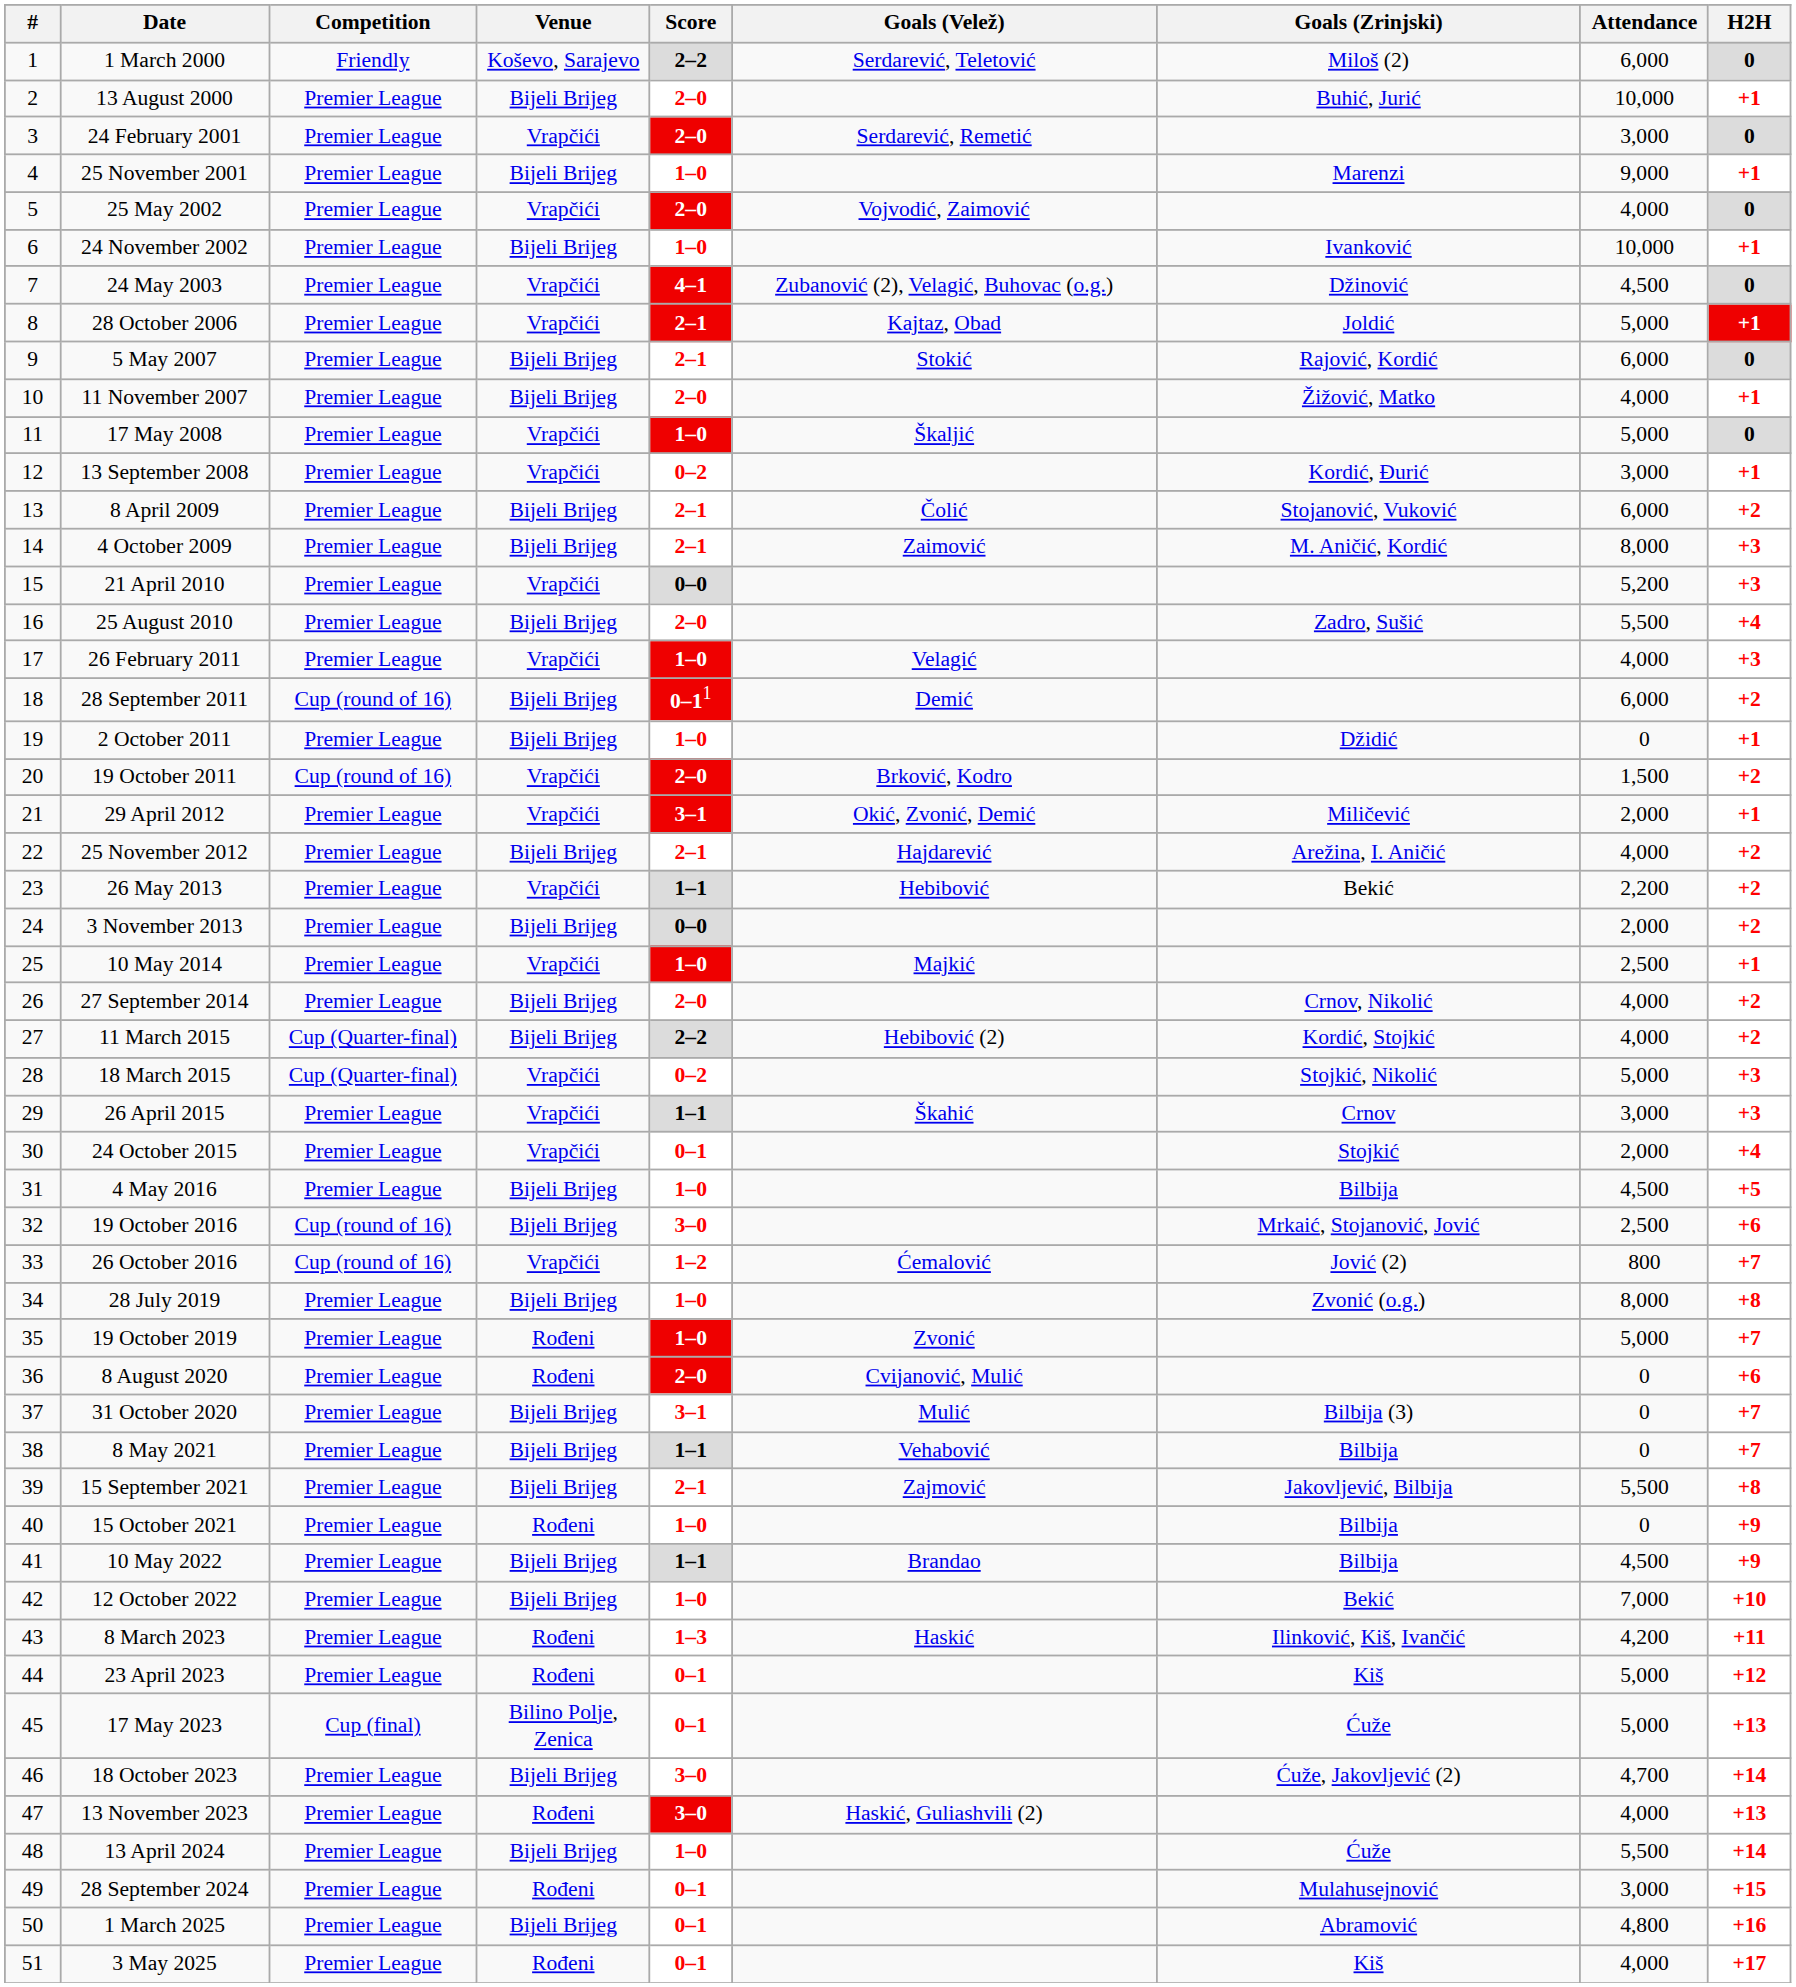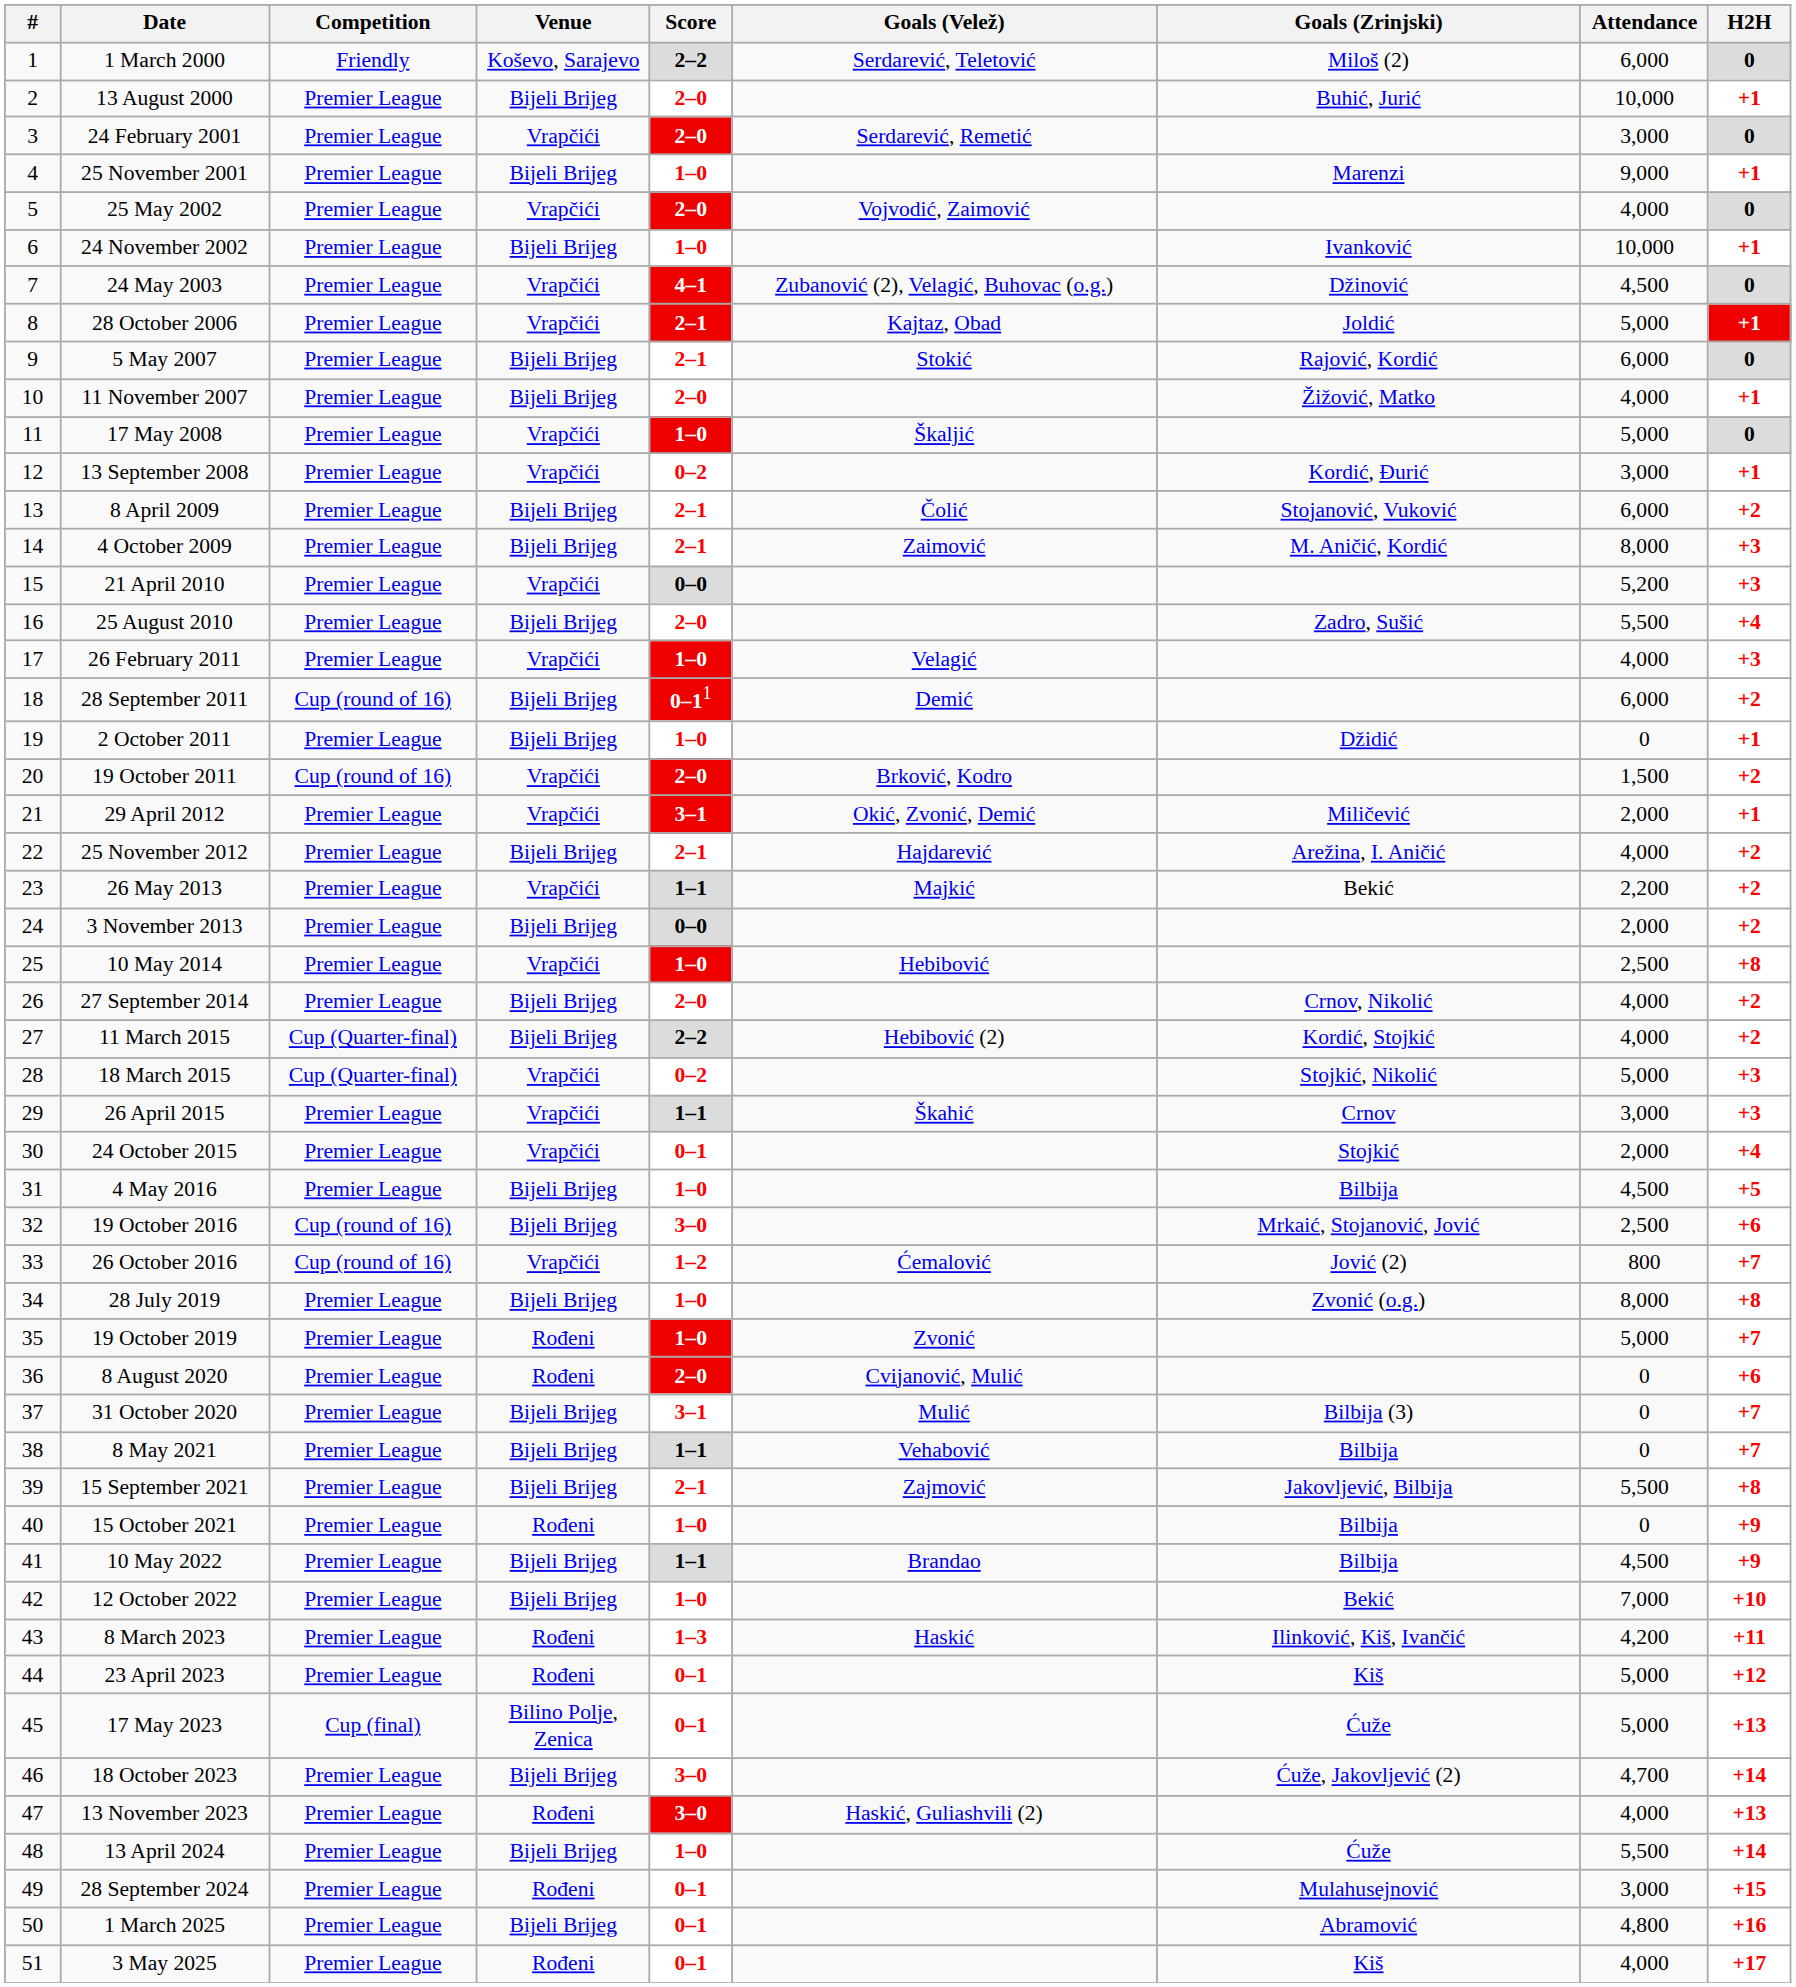(944, 888) Hebibović -> (944, 888) Majkić
(944, 963) Majkić -> (944, 963) Hebibović
(1749, 963) +1 -> (1749, 963) +8
